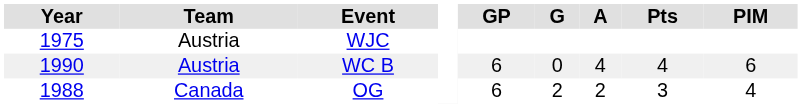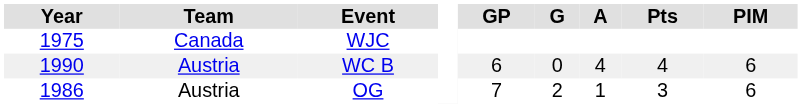(209, 41) Austria -> (209, 41) Canada
(62, 90) 1988 -> (62, 90) 1986
(209, 90) Canada -> (209, 90) Austria
(497, 90) 6 -> (497, 90) 7
(600, 90) 2 -> (600, 90) 1
(751, 90) 4 -> (751, 90) 6
